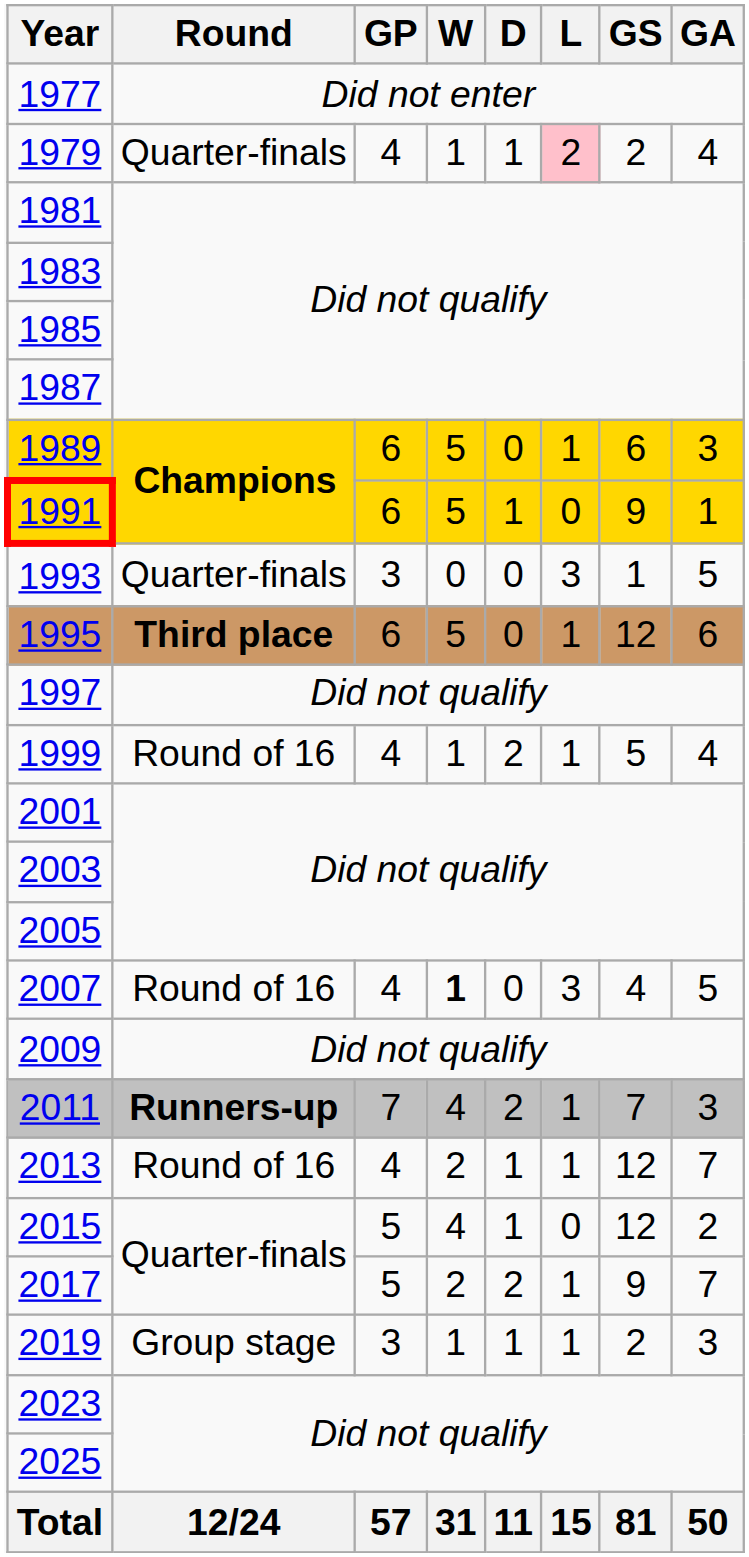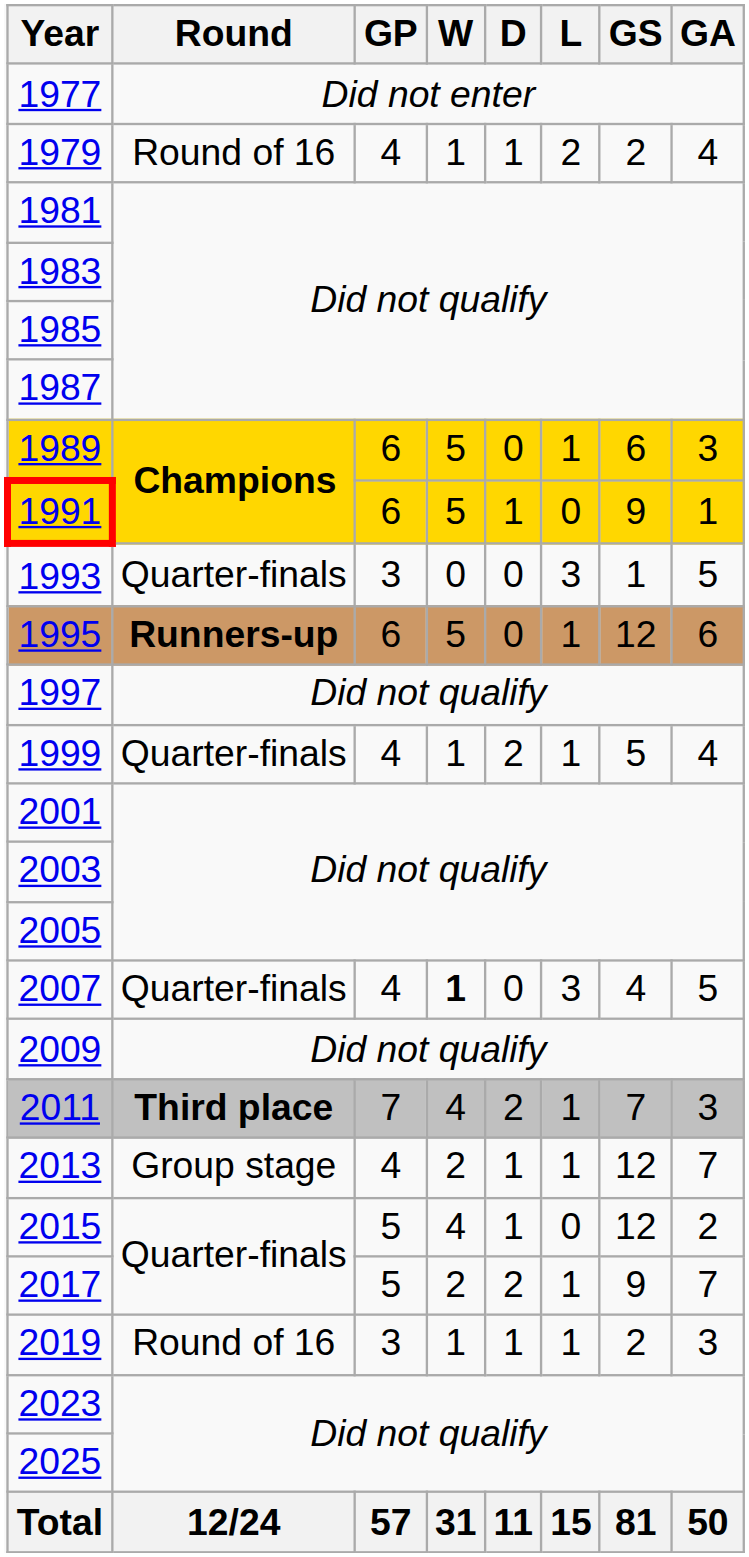(234, 152) Quarter-finals -> (234, 152) Round of 16
(571, 152) pink background -> (571, 152) no background
(234, 634) Third place -> (234, 634) Runners-up
(234, 752) Round of 16 -> (234, 752) Quarter-finals
(234, 989) Round of 16 -> (234, 989) Quarter-finals
(234, 1107) Runners-up -> (234, 1107) Third place
(234, 1166) Round of 16 -> (234, 1166) Group stage
(234, 1344) Group stage -> (234, 1344) Round of 16
